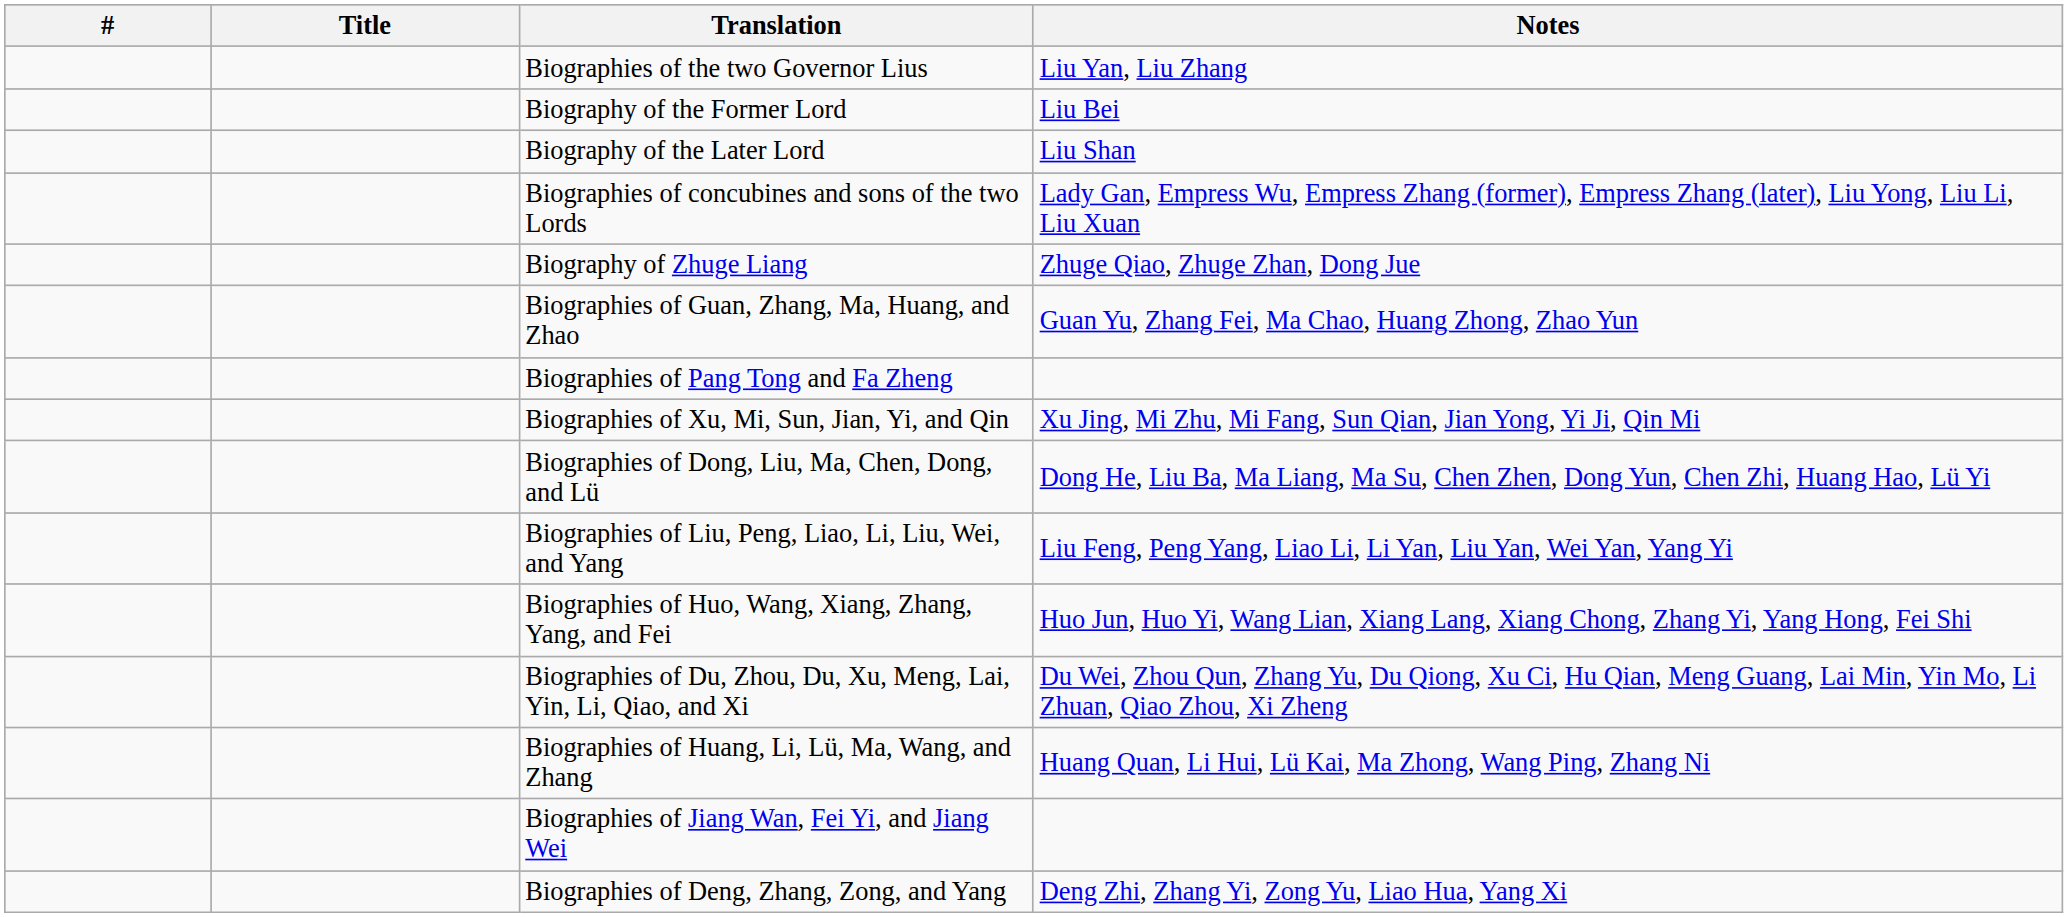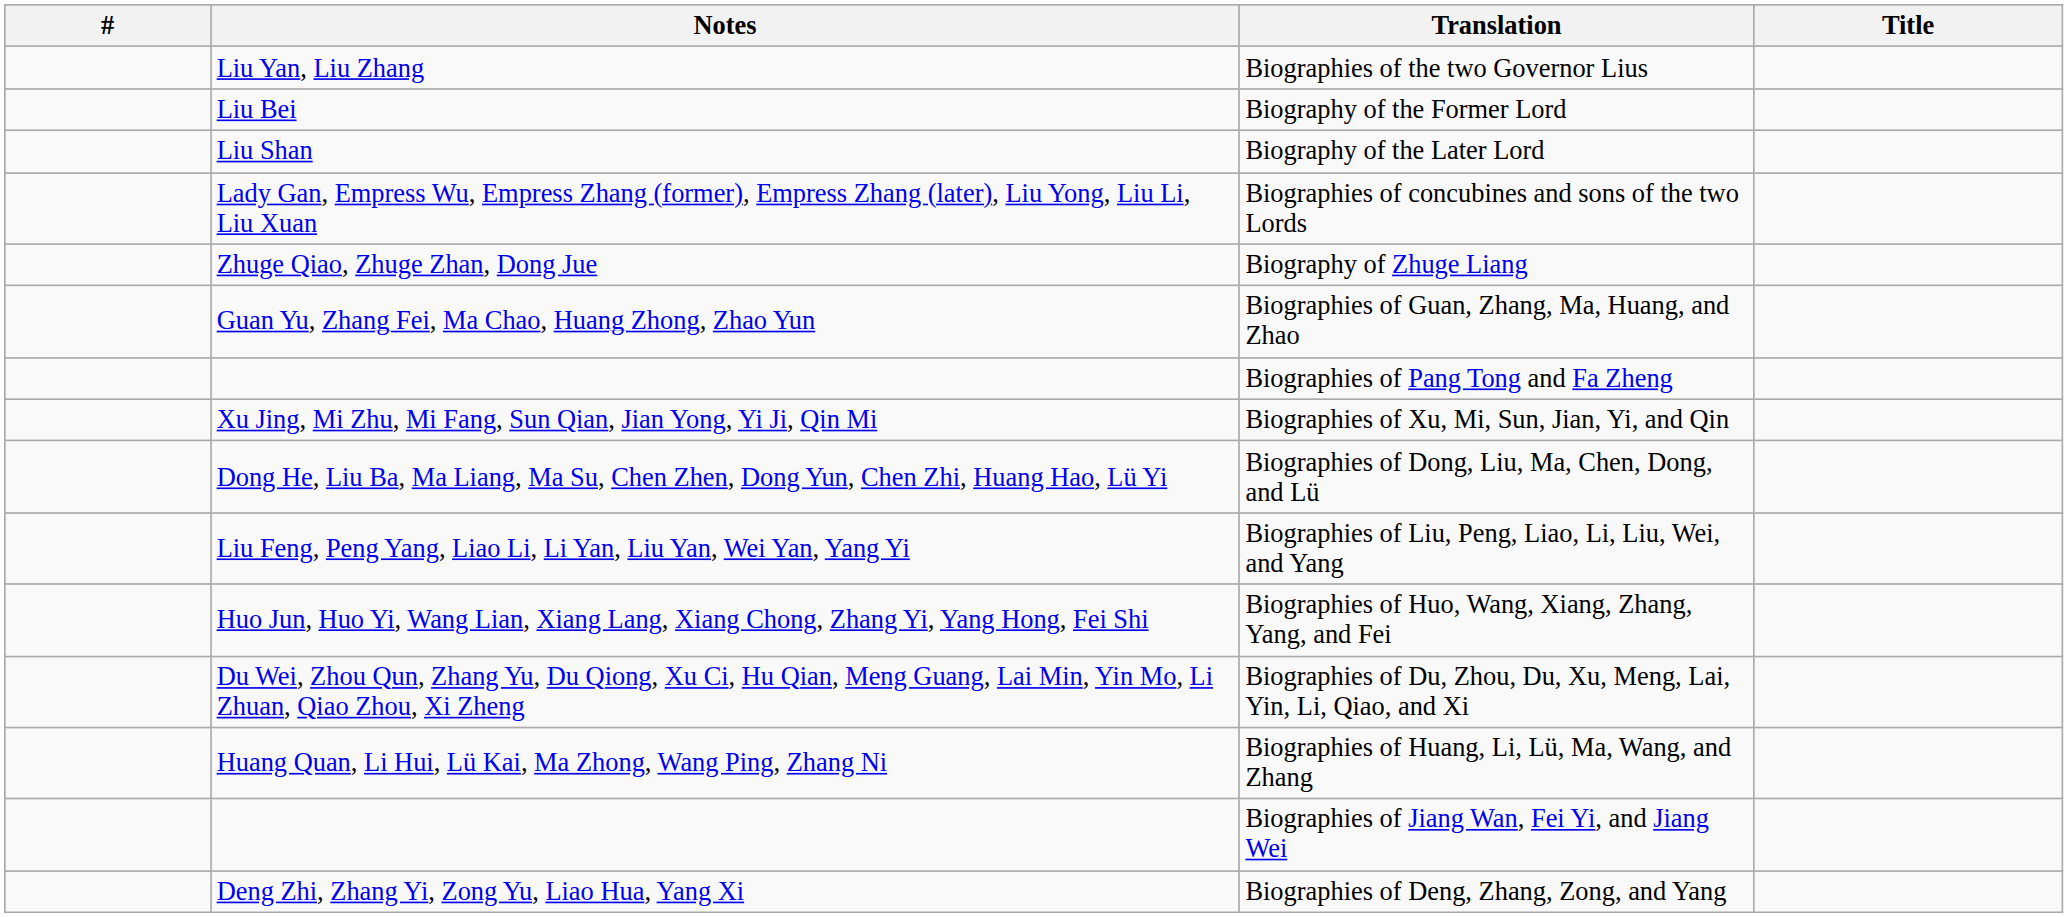columns swapped: (365, 25) <-> (1548, 25)
